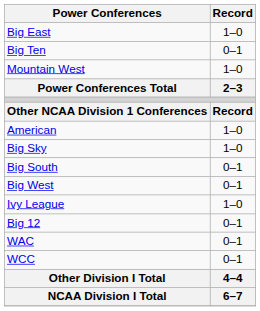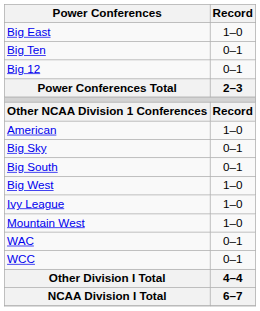rows swapped: (24, 222) <-> (46, 69)
(233, 148) 1–0 -> (233, 148) 0–1
(233, 185) 0–1 -> (233, 185) 1–0
